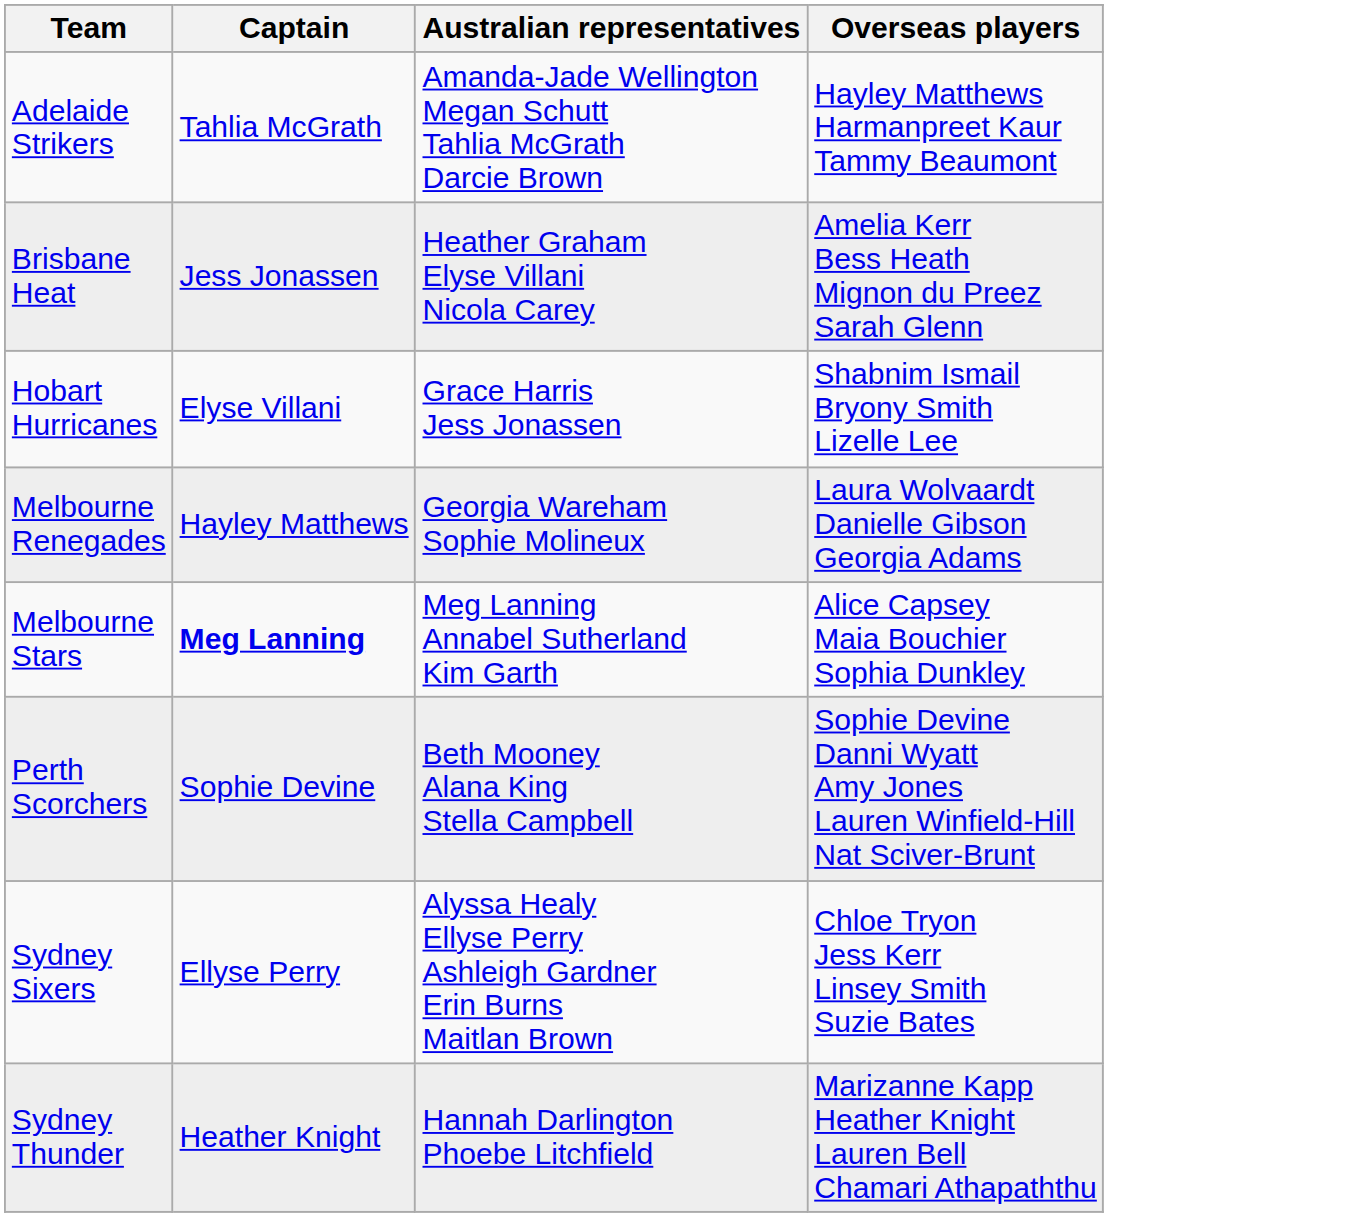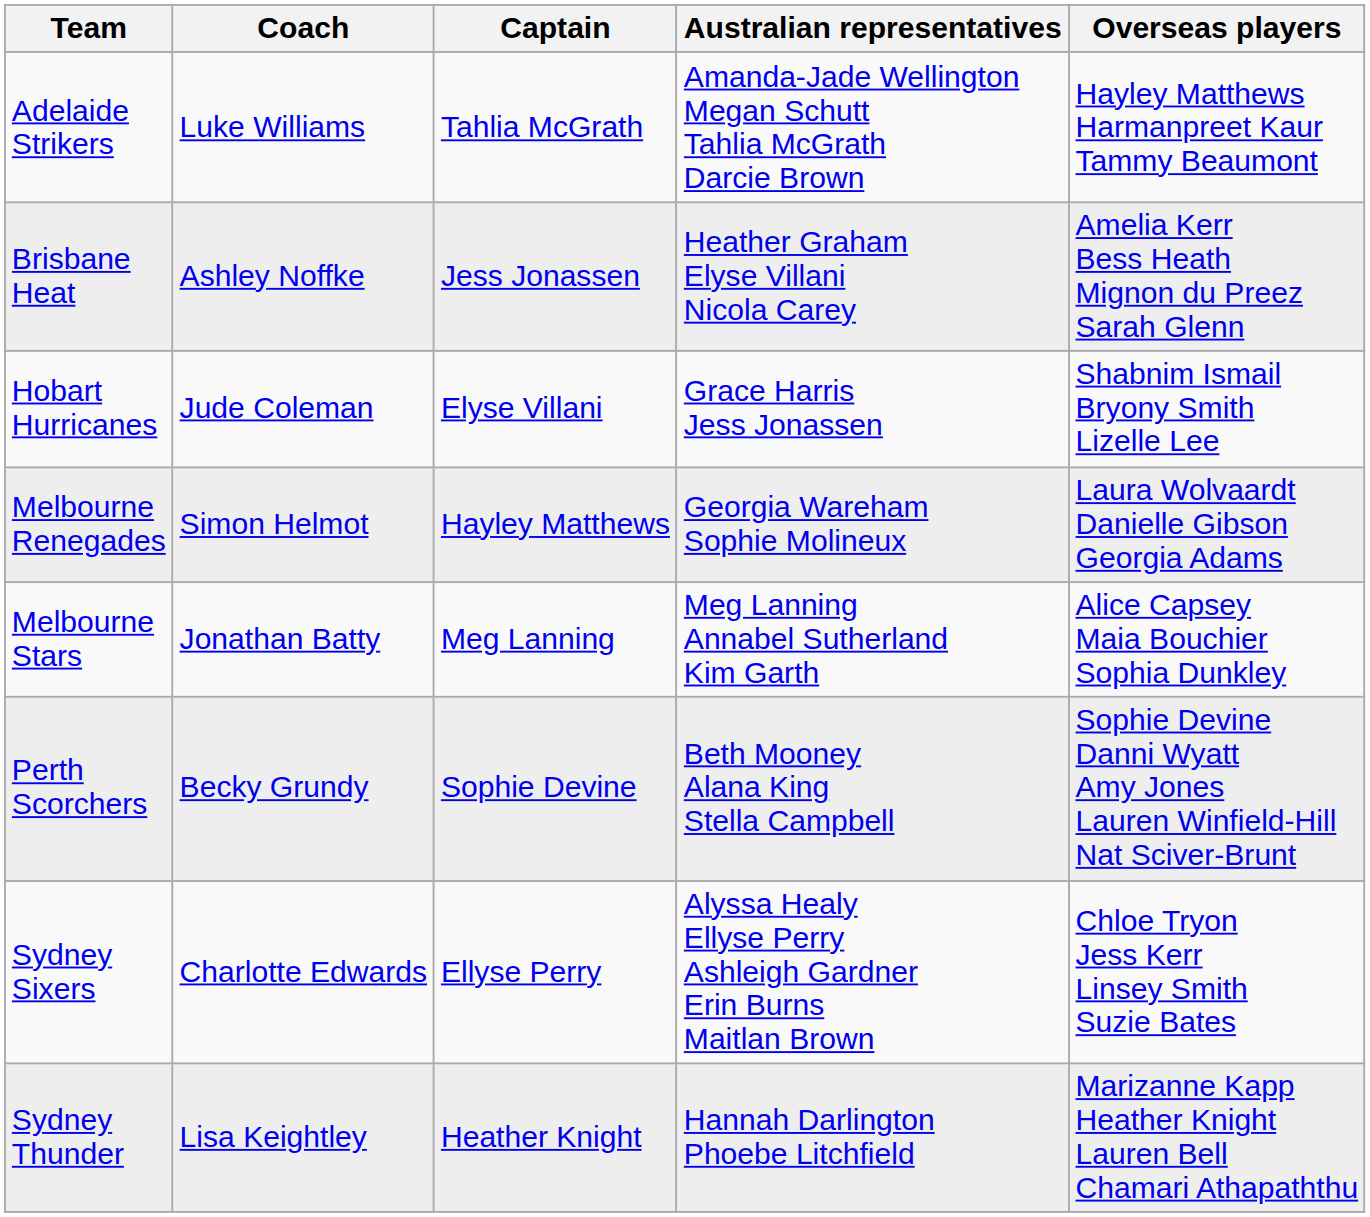+ column: (303, 28)
(272, 639) bold -> (528, 639) normal
